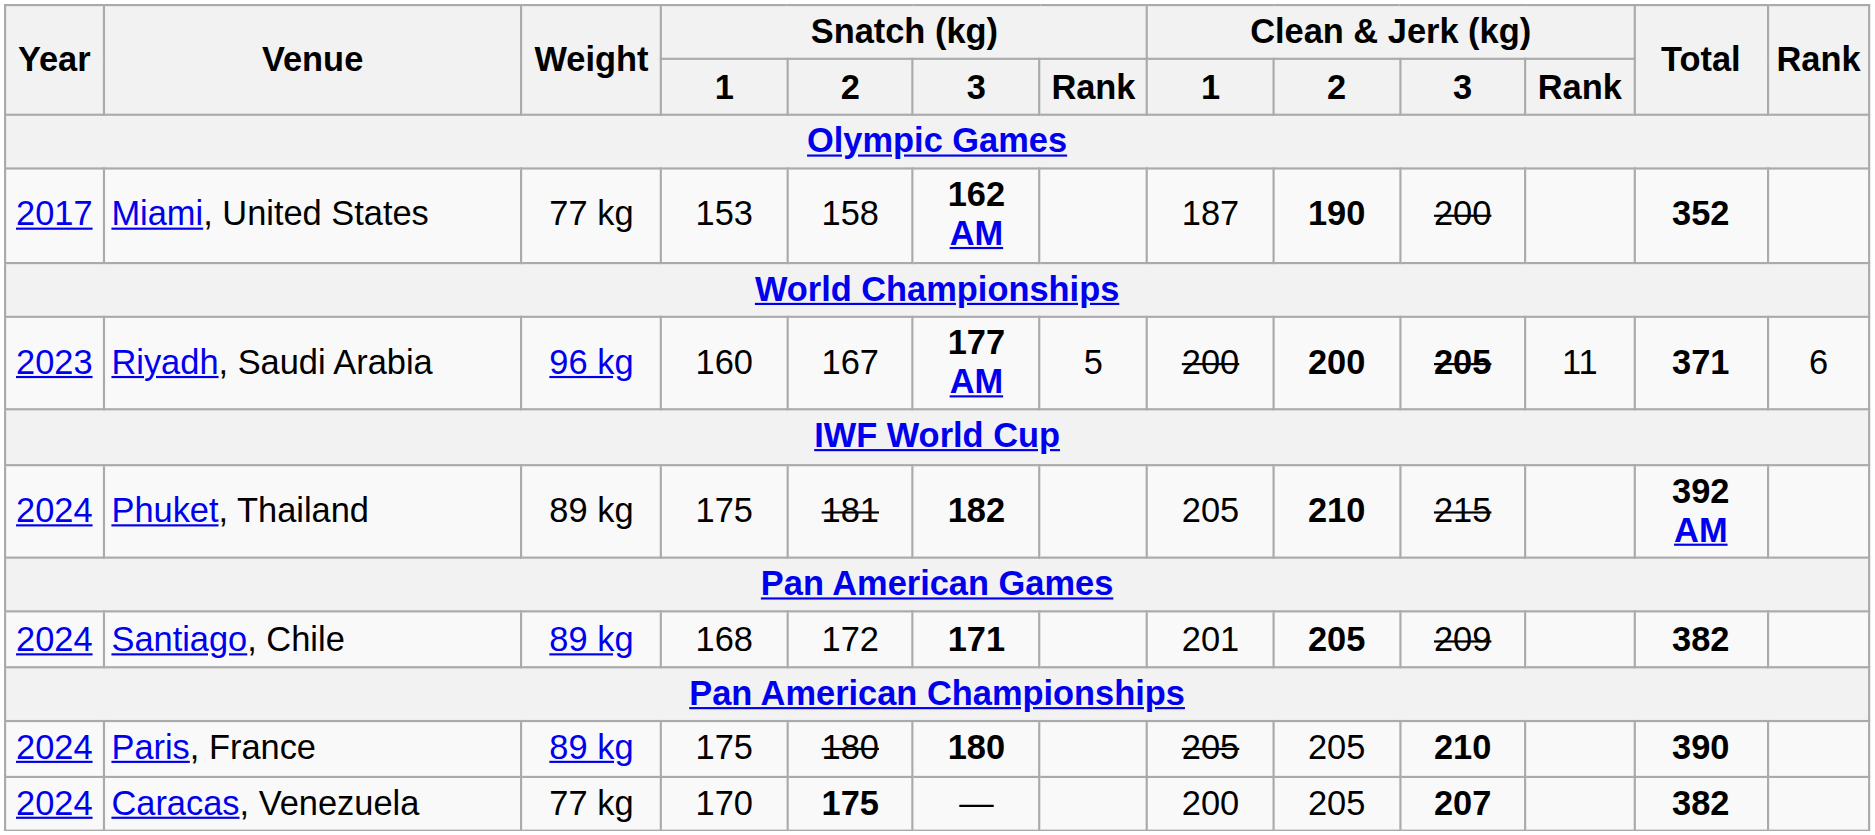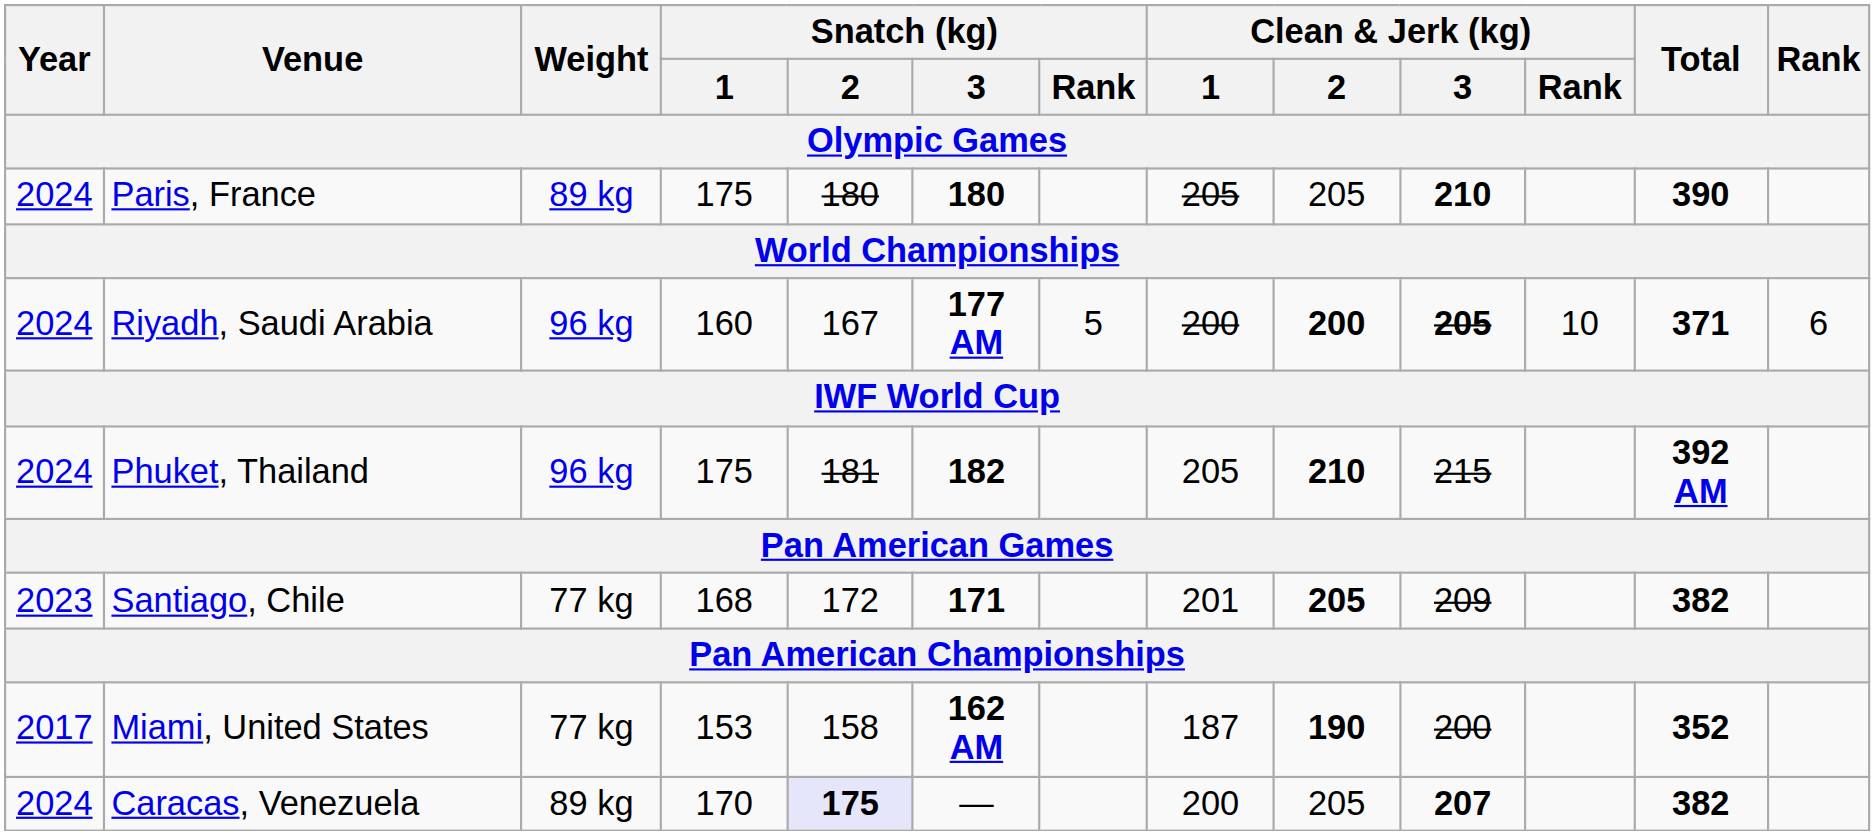rows swapped: (214, 747) <-> (270, 214)
(54, 362) 2023 -> (54, 323) 2024
(1580, 362) 11 -> (1580, 323) 10
(591, 510) 89 kg -> (591, 471) 96 kg
(54, 638) 2024 -> (54, 600) 2023
(591, 638) 89 kg -> (591, 600) 77 kg
(591, 802) 77 kg -> (591, 802) 89 kg
(850, 802) no background -> (850, 802) lavender background
